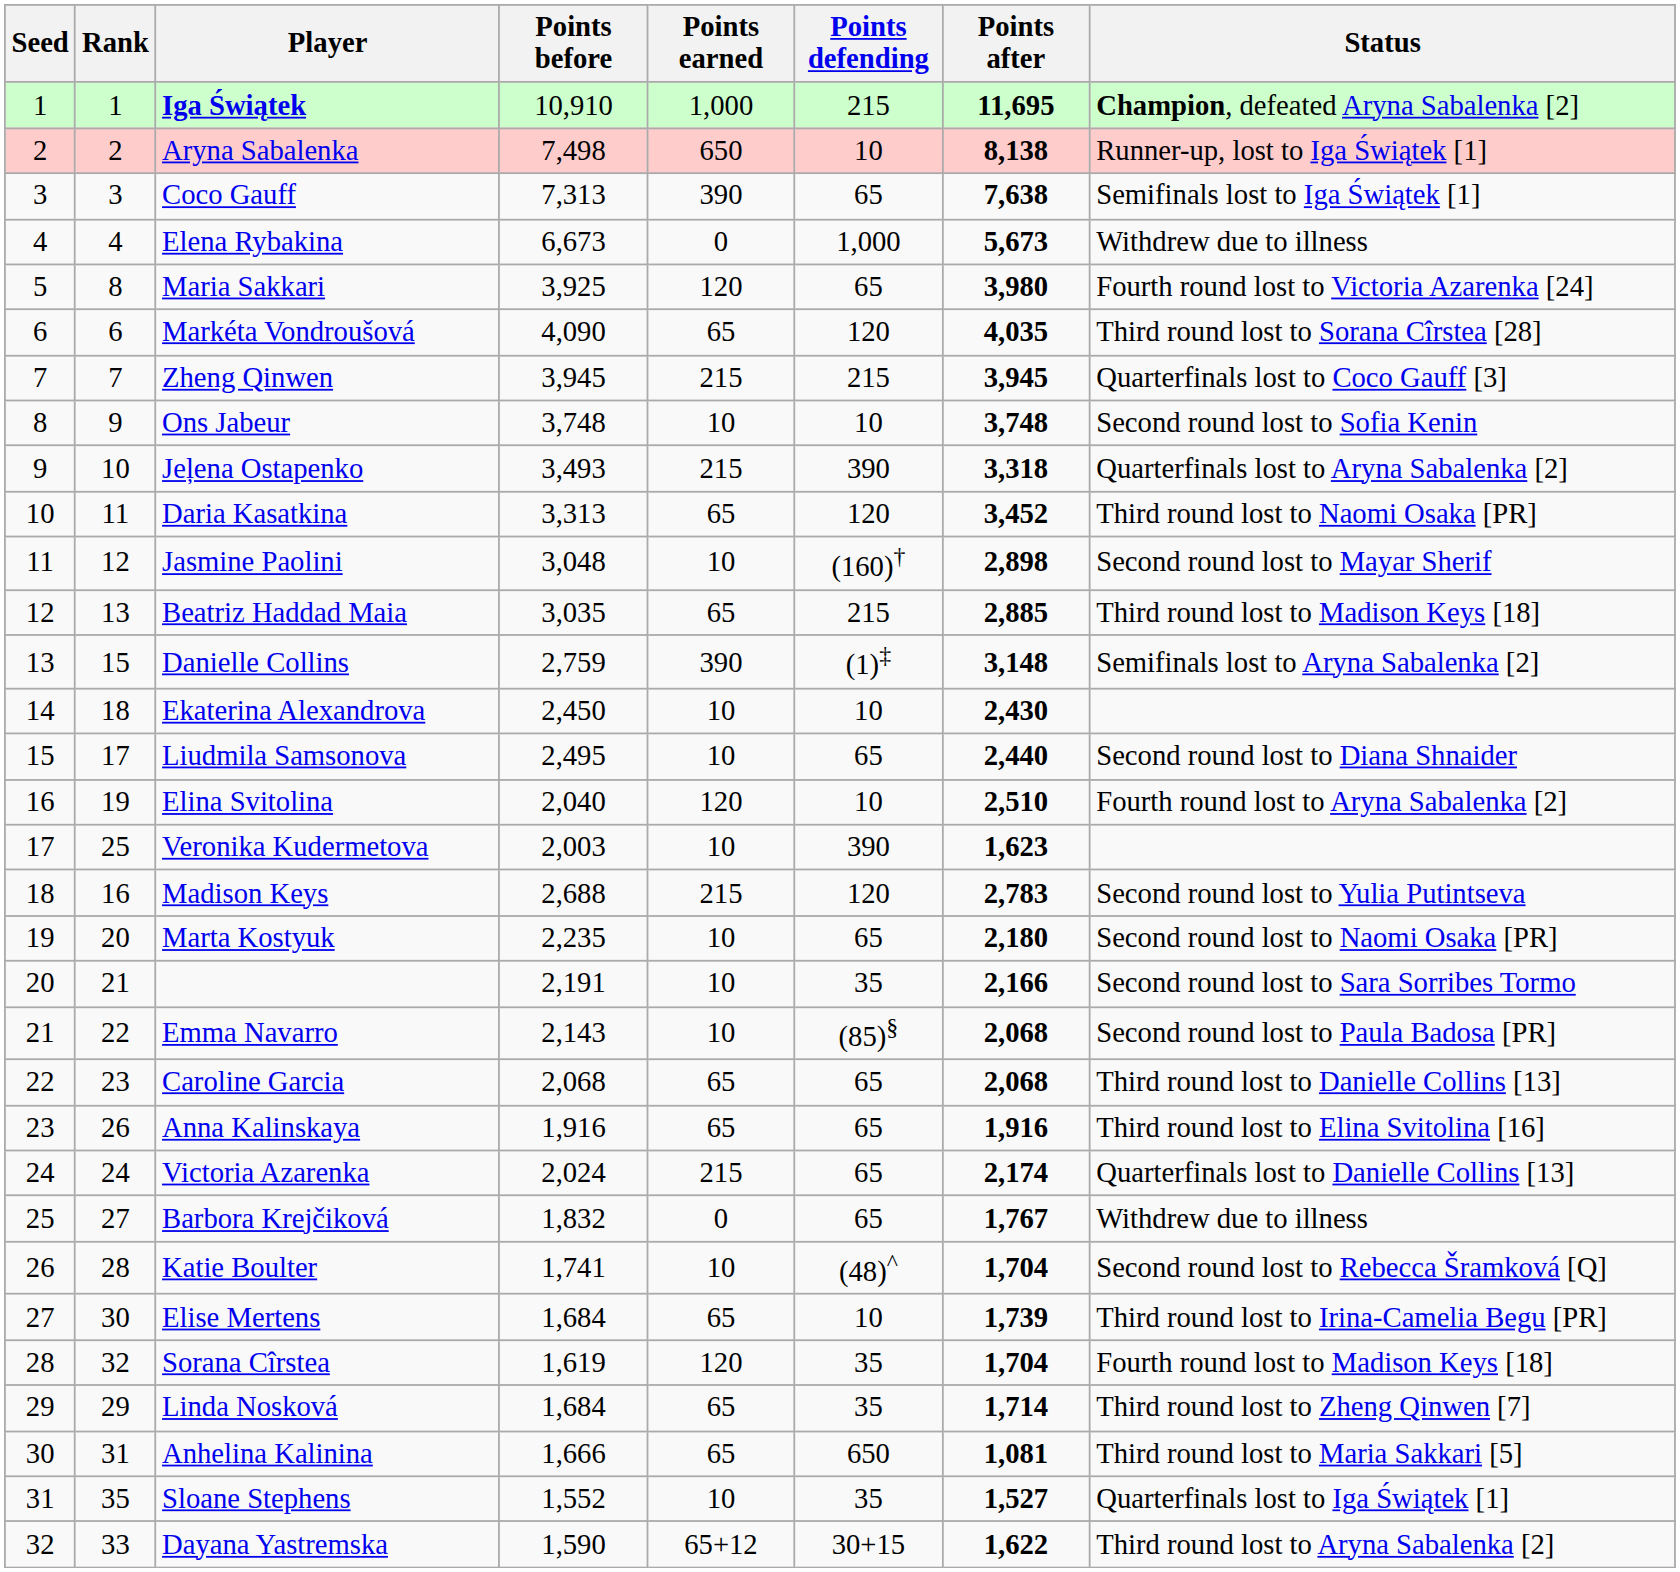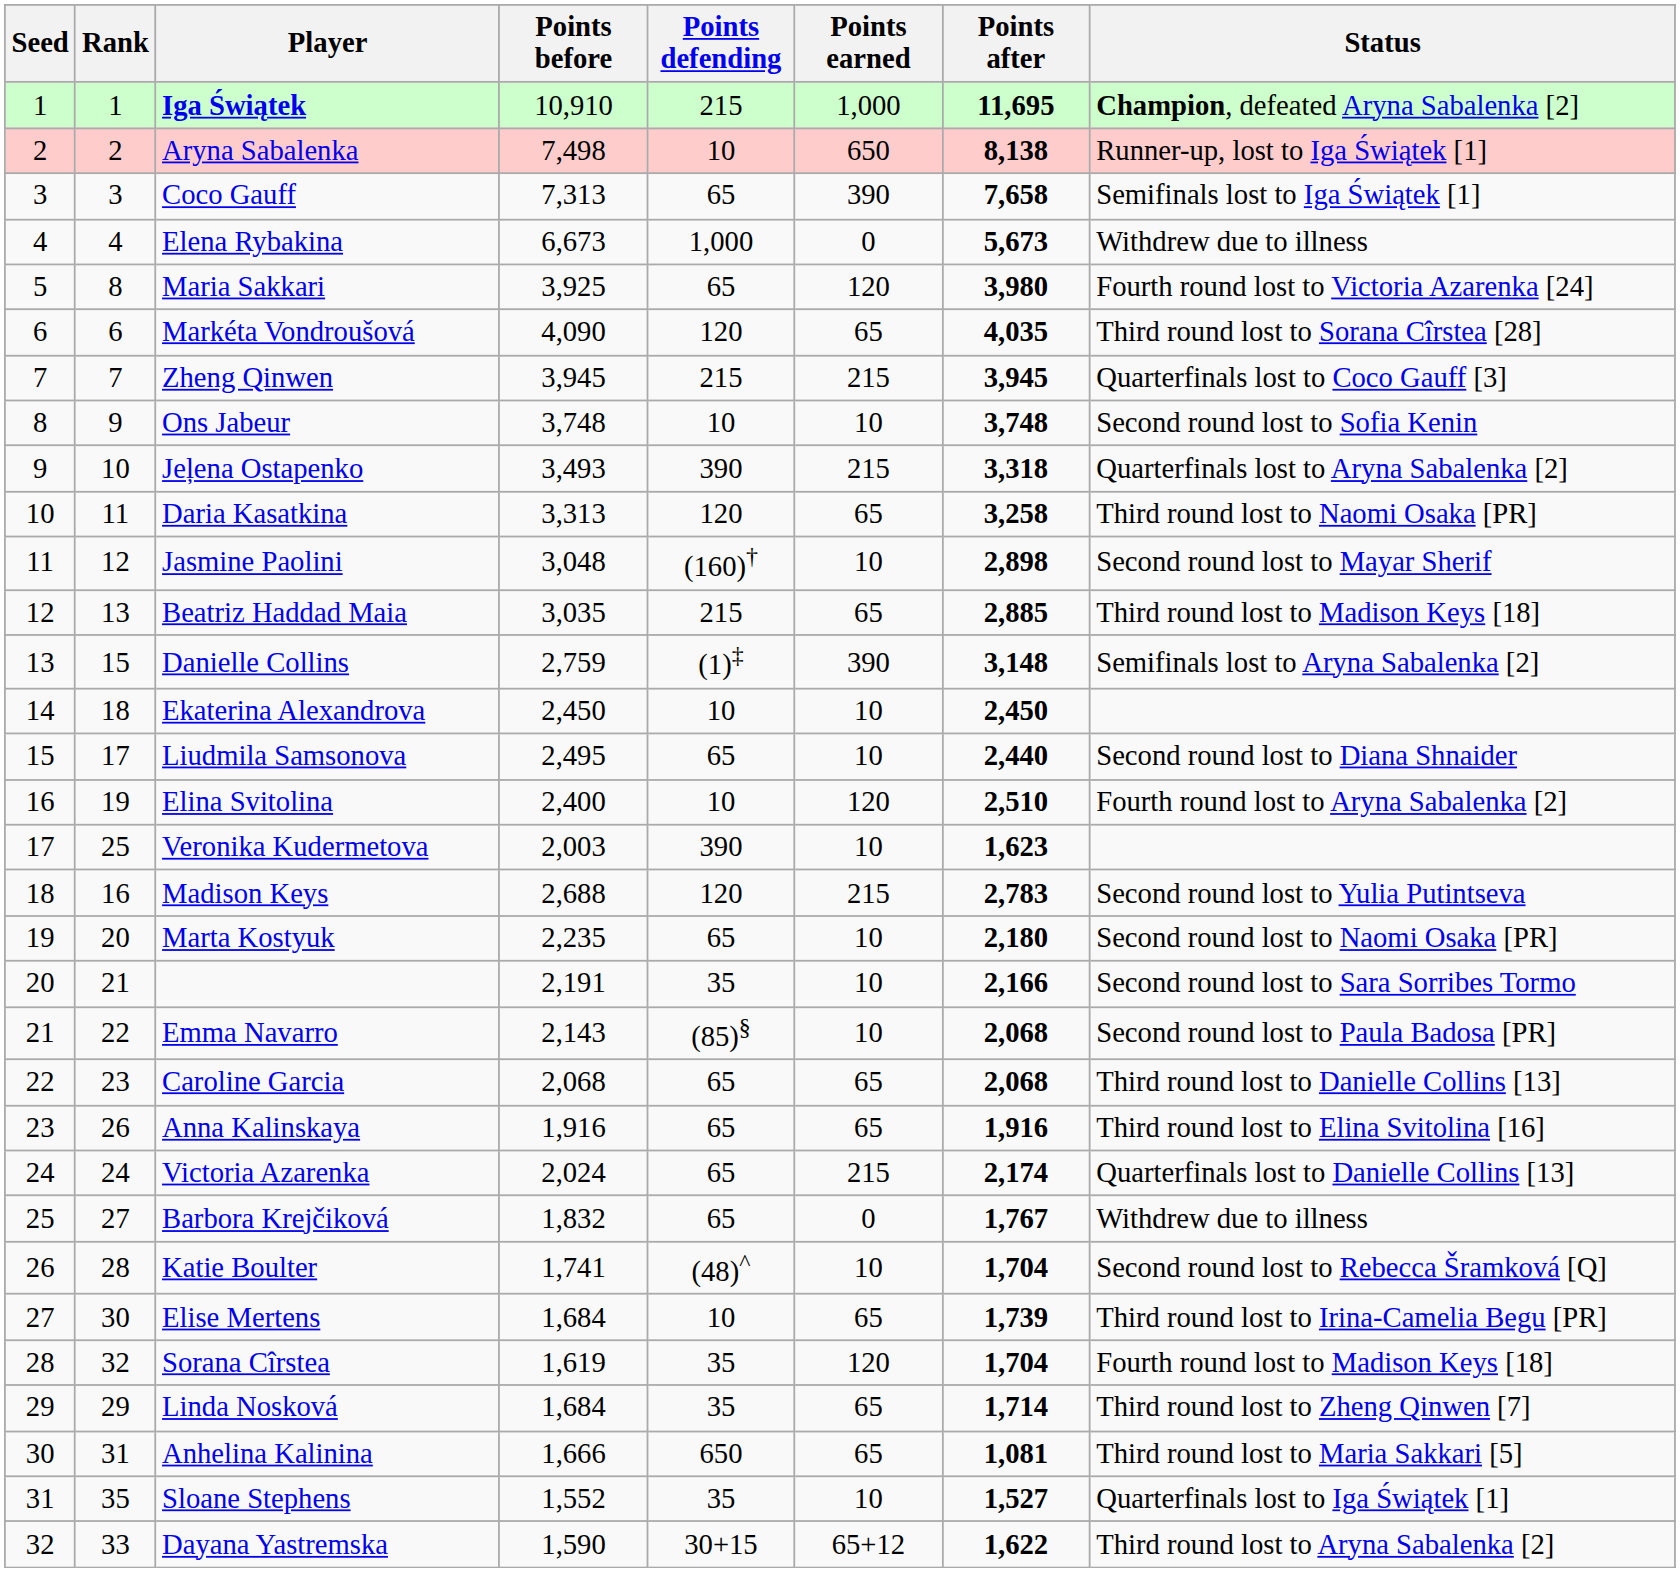columns swapped: (868, 43) <-> (721, 43)
(1016, 195) 7,638 -> (1016, 195) 7,658
(1016, 513) 3,452 -> (1016, 513) 3,258
(1016, 710) 2,430 -> (1016, 710) 2,450
(574, 801) 2,040 -> (574, 801) 2,400
